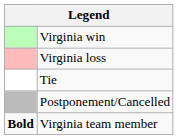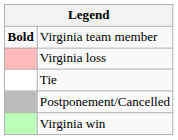rows swapped: (73, 37) <-> (99, 123)
